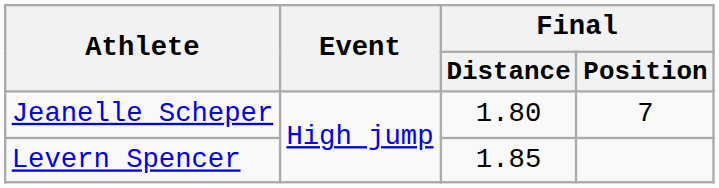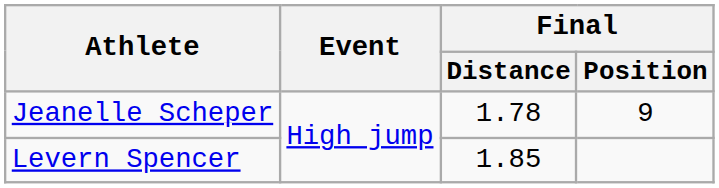(509, 114) 1.80 -> (509, 114) 1.78
(645, 114) 7 -> (645, 114) 9
